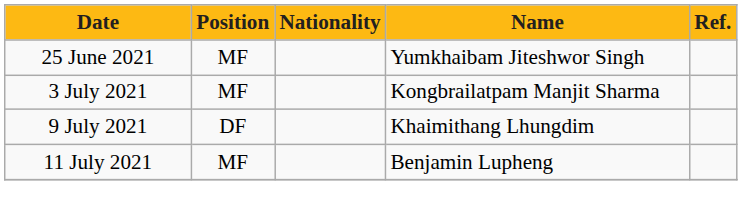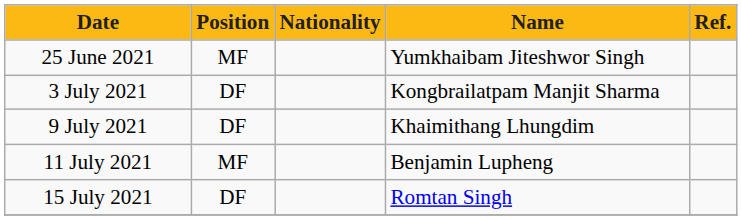(233, 92) MF -> (233, 92) DF
+ row: (98, 196)
